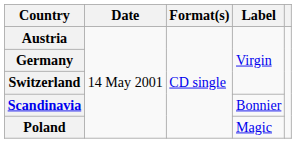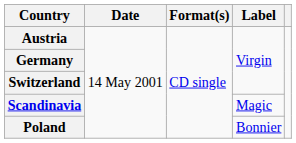(259, 104) Bonnier -> (254, 104) Magic
(254, 127) Magic -> (259, 127) Bonnier
